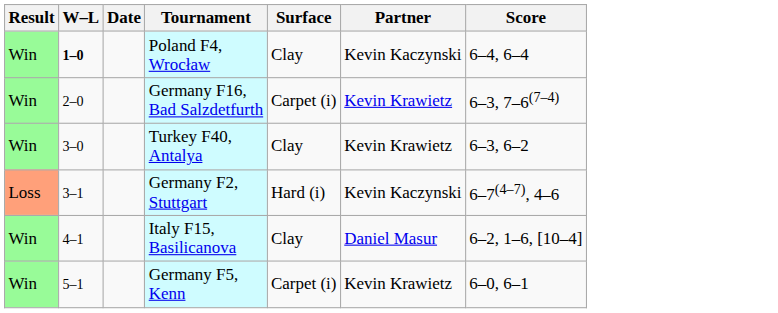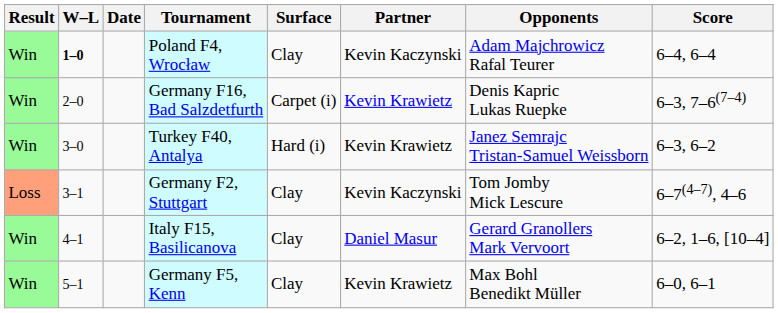+ column: (559, 17)
(287, 146) Clay -> (298, 146) Hard (i)
(298, 192) Hard (i) -> (287, 192) Clay
(304, 284) Carpet (i) -> (287, 284) Clay
